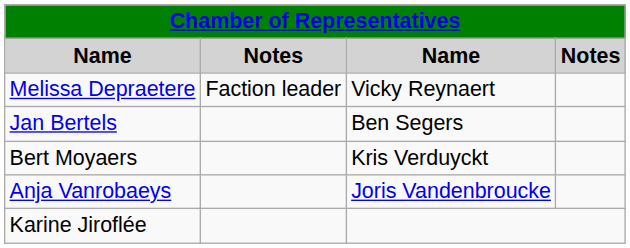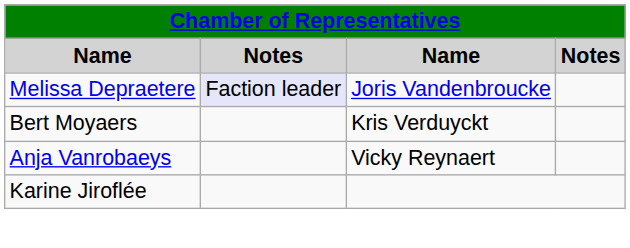(273, 89) no background -> (273, 89) lavender background
(423, 89) Vicky Reynaert -> (451, 89) Joris Vandenbroucke
- row: (63, 123)
(451, 191) Joris Vandenbroucke -> (423, 157) Vicky Reynaert
